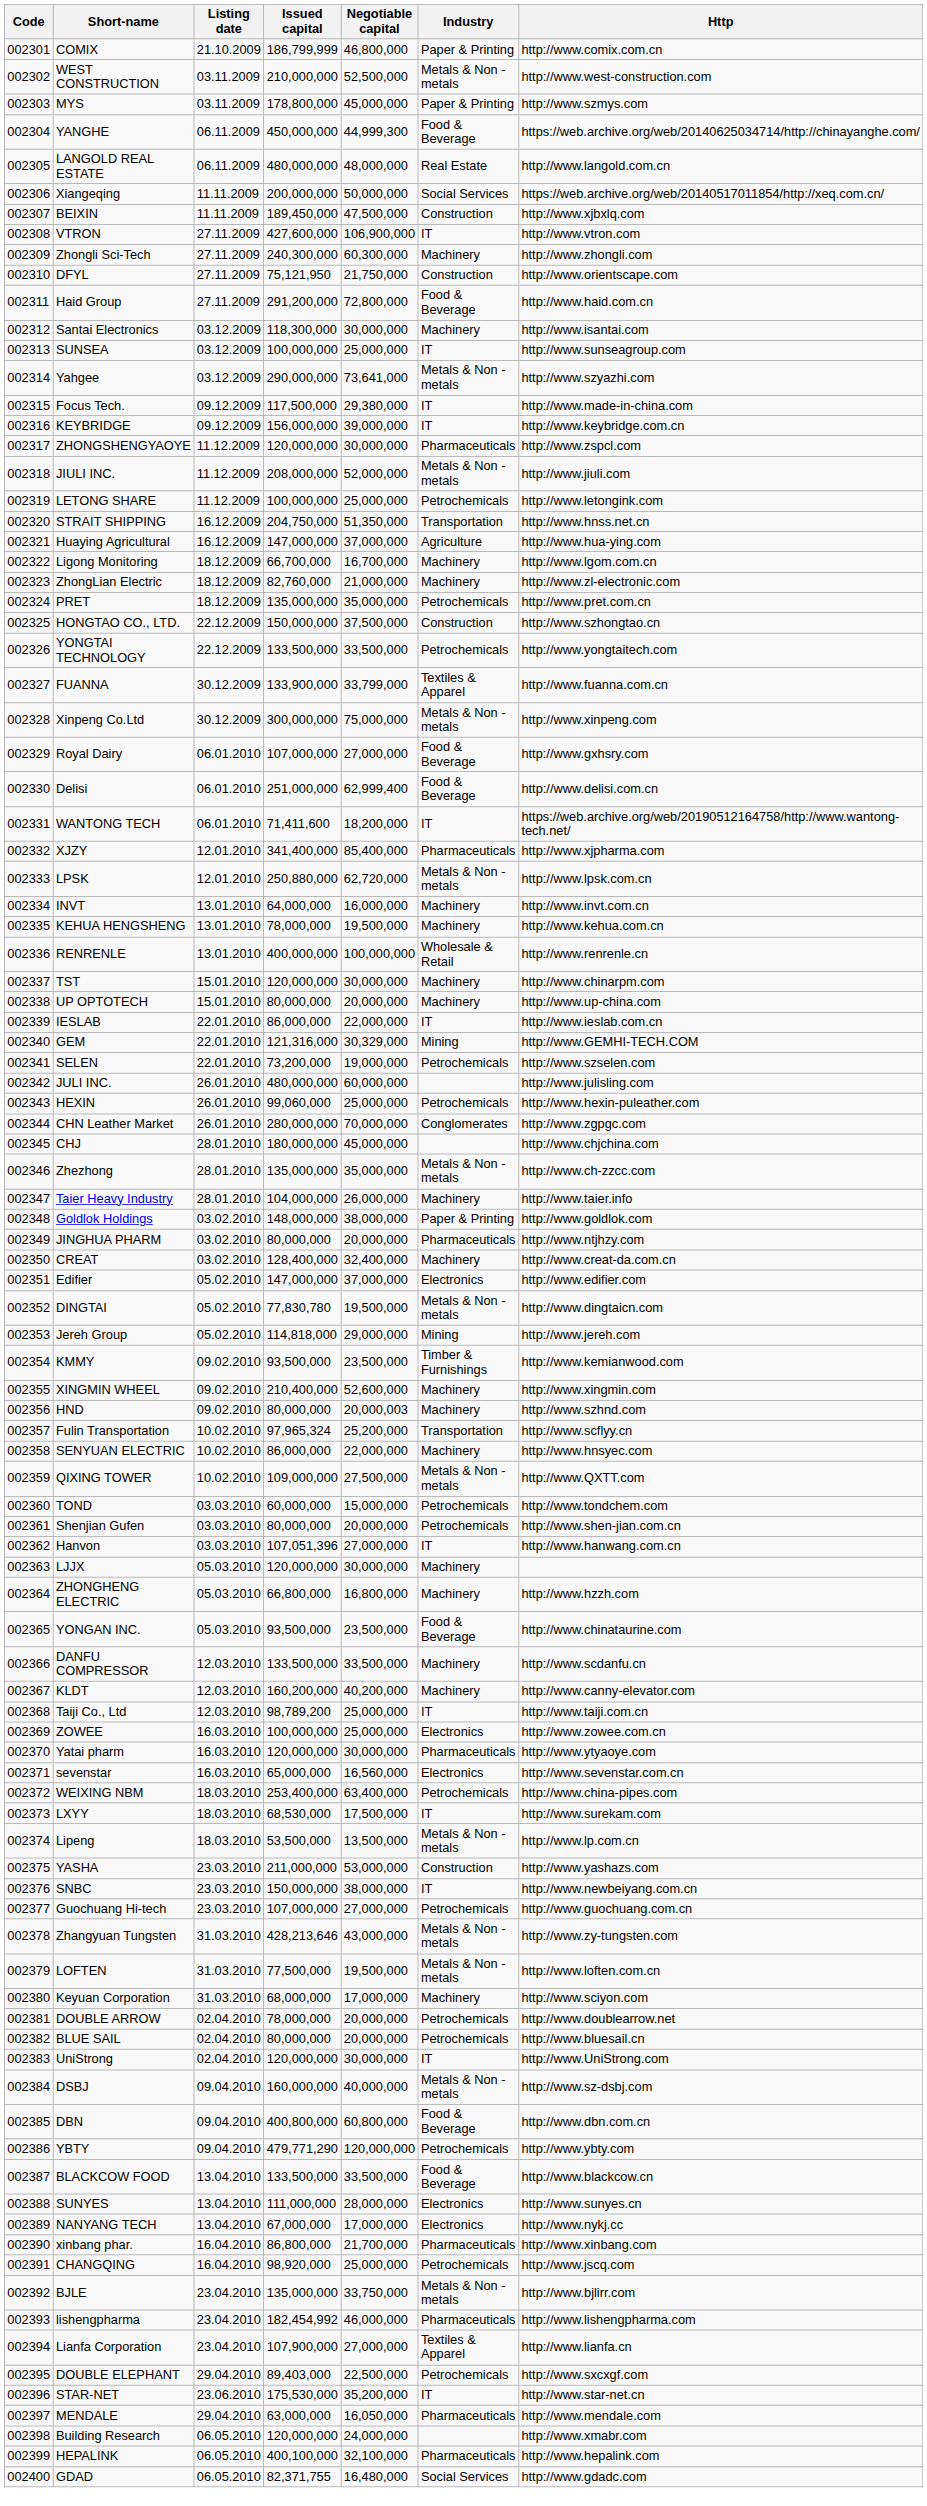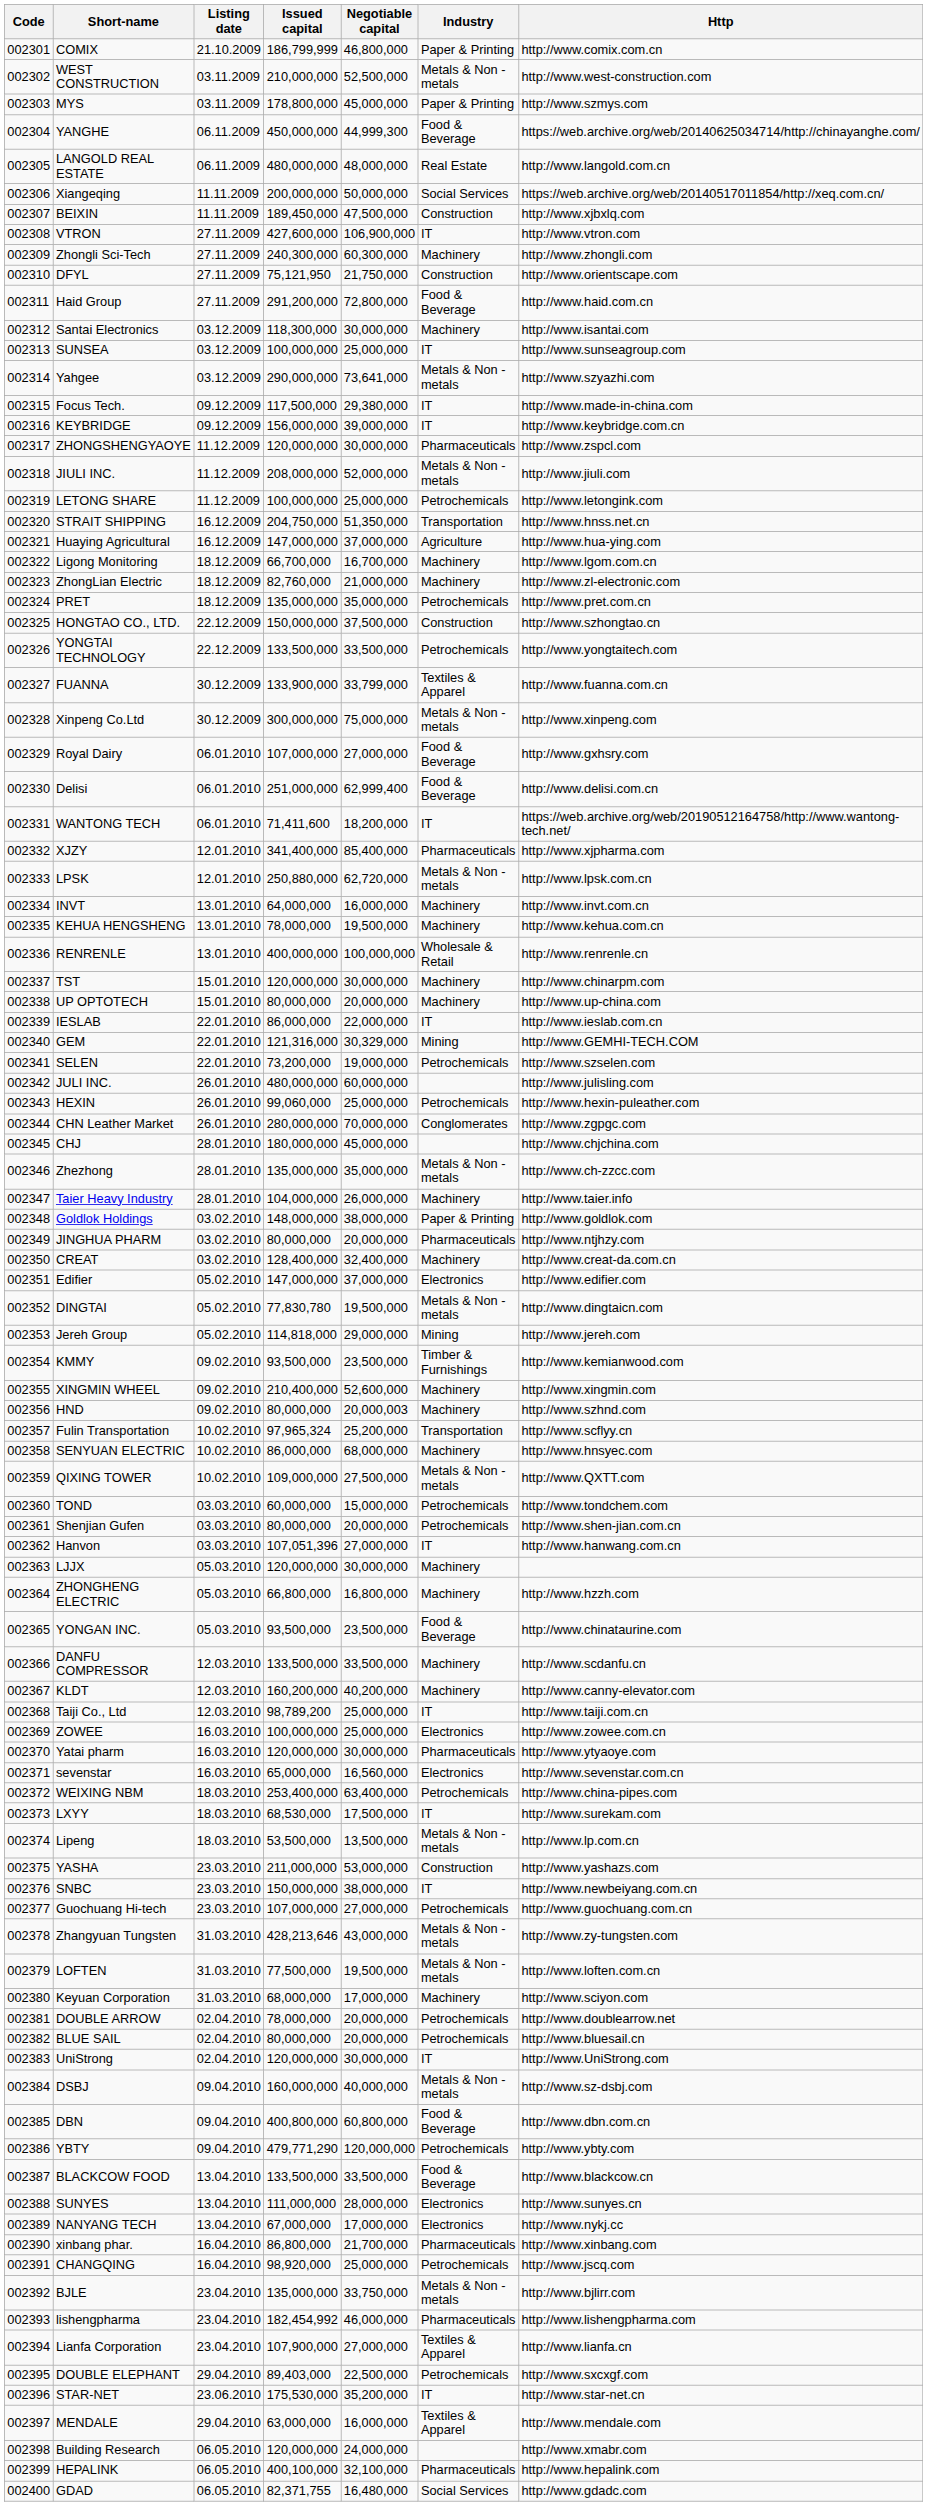(376, 1451) 22,000,000 -> (376, 1451) 68,000,000
(376, 2415) 16,050,000 -> (376, 2422) 16,000,000
(468, 2415) Pharmaceuticals -> (448, 2422) Textiles & Apparel
